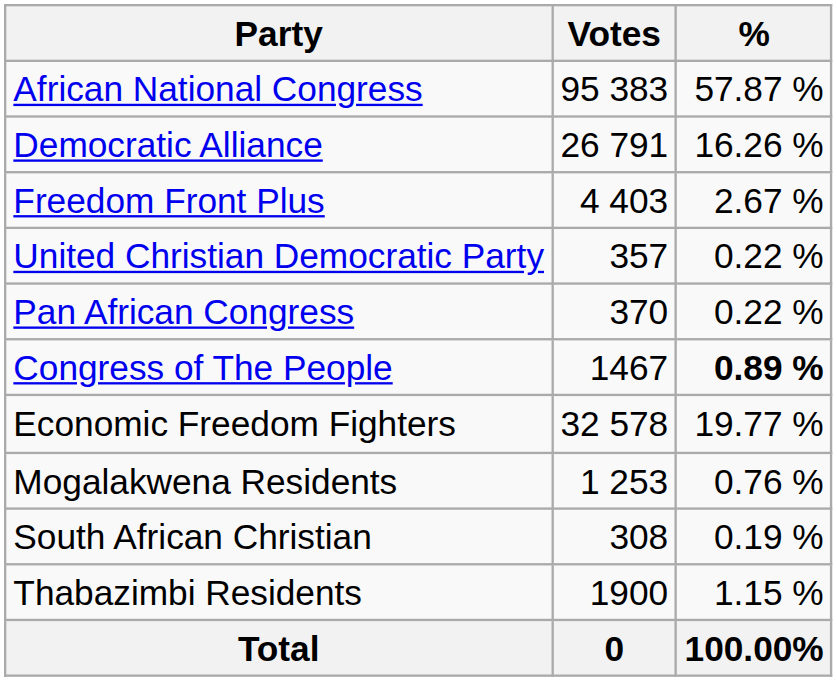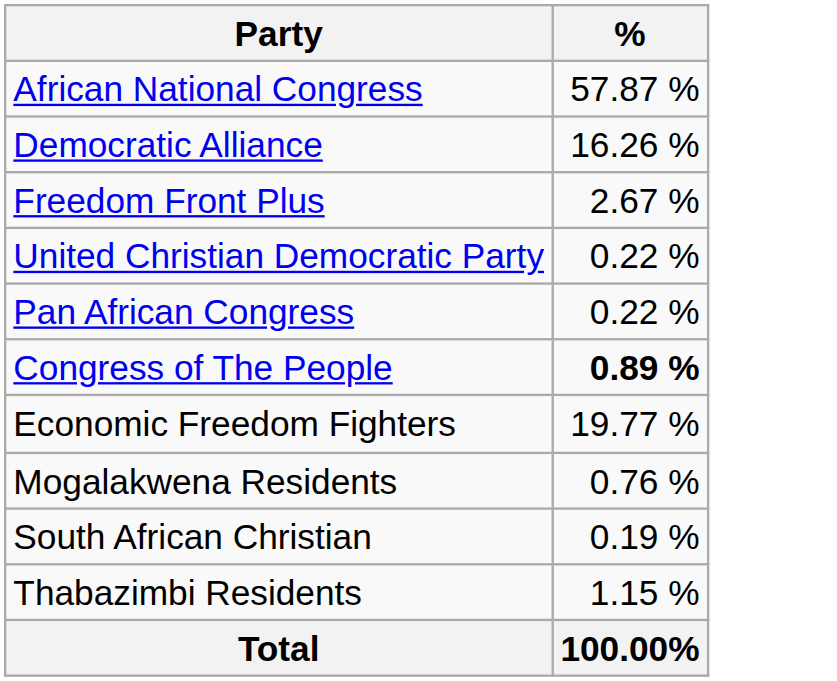- column: (614, 33)
